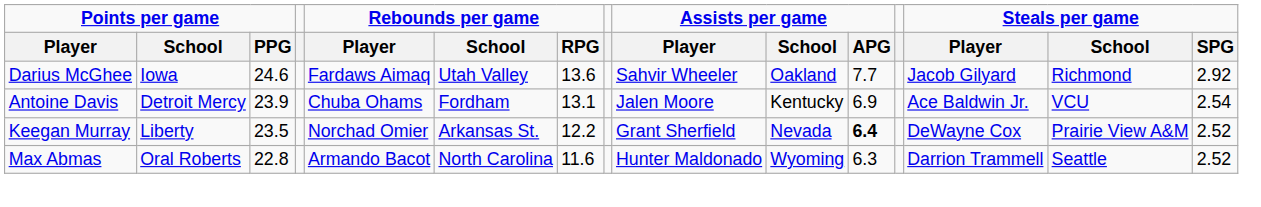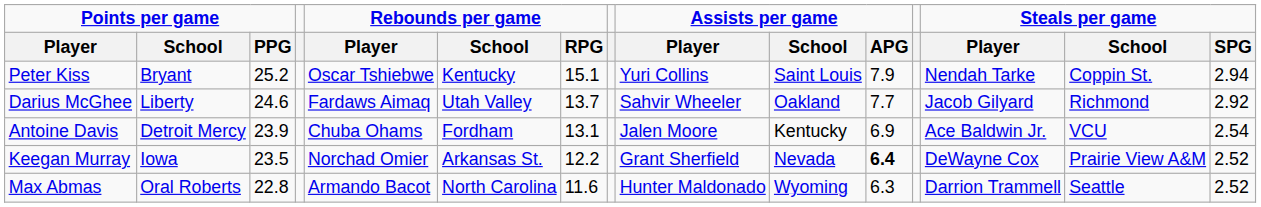+ row: (49, 74)
(159, 74) Iowa -> (167, 103) Liberty
(578, 74) 13.6 -> (582, 103) 13.7
(167, 131) Liberty -> (159, 159) Iowa
